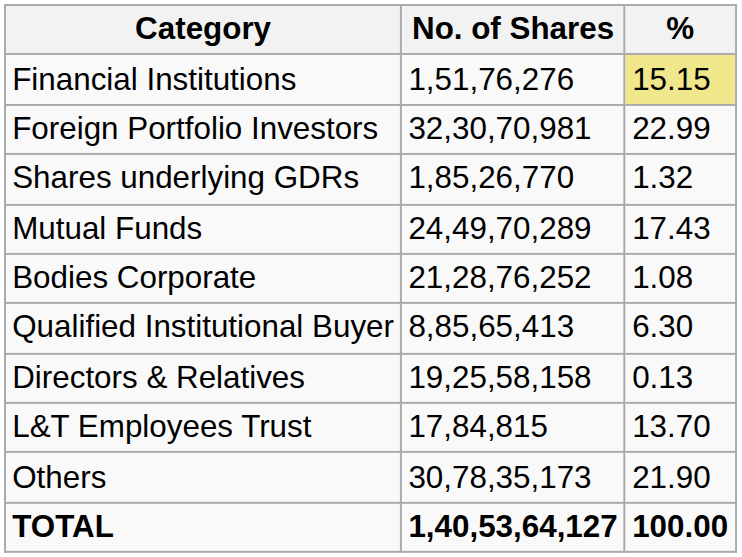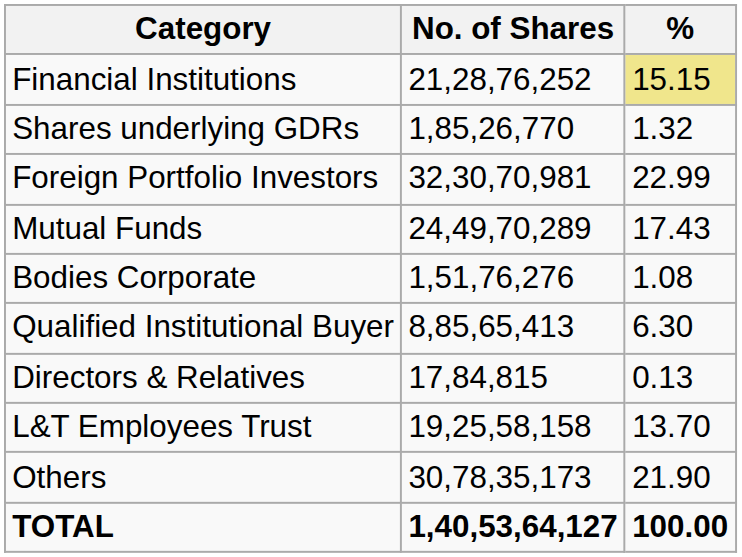(491, 79) 1,51,76,276 -> (500, 79) 21,28,76,252
rows swapped: (195, 128) <-> (186, 178)
(500, 278) 21,28,76,252 -> (491, 278) 1,51,76,276
(500, 377) 19,25,58,158 -> (478, 377) 17,84,815
(478, 427) 17,84,815 -> (500, 427) 19,25,58,158
